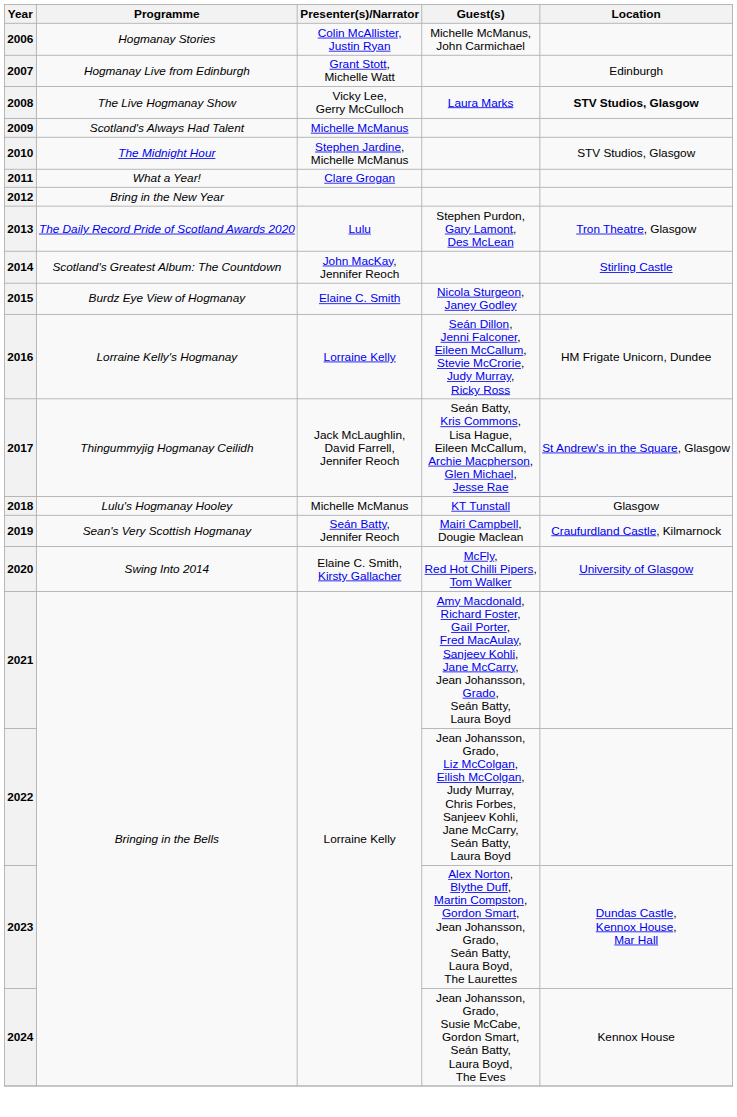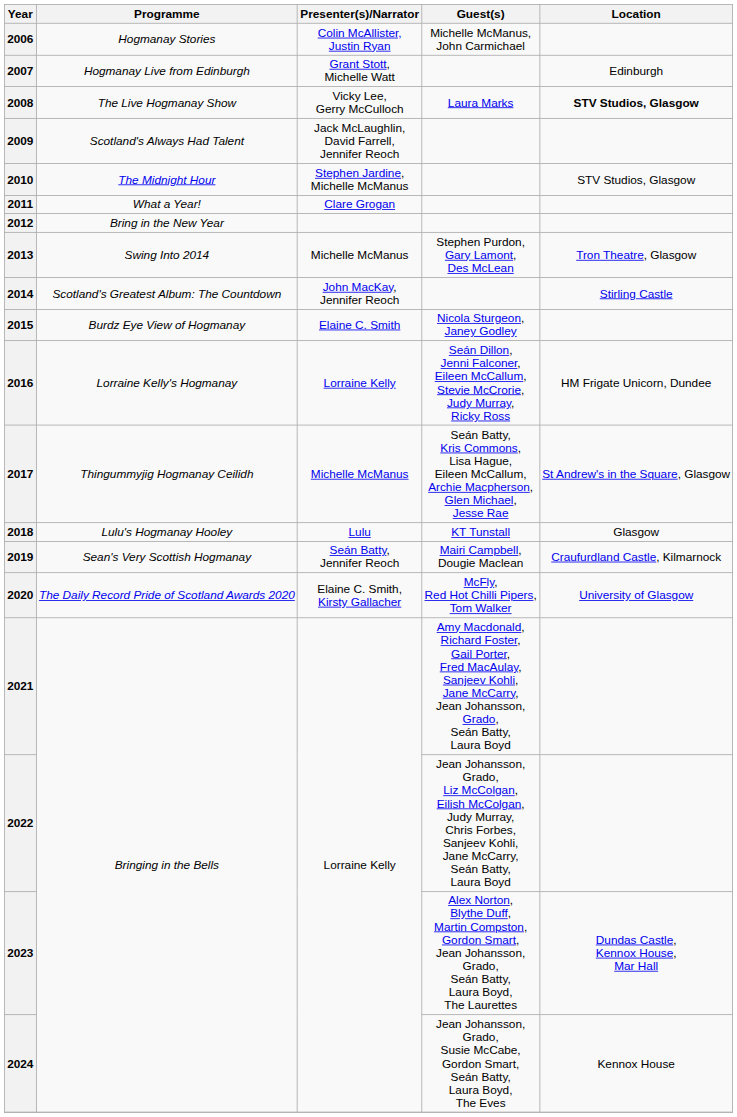(360, 128) Michelle McManus -> (360, 141) Jack McLaughlin, David Farrell, Jennifer Reoch
(167, 229) The Daily Record Pride of Scotland Awards 2020 -> (167, 255) Swing Into 2014
(360, 229) Lulu -> (360, 255) Michelle McManus
(360, 448) Jack McLaughlin, David Farrell, Jennifer Reoch -> (360, 474) Michelle McManus
(360, 506) Michelle McManus -> (360, 532) Lulu
(167, 569) Swing Into 2014 -> (167, 596) The Daily Record Pride of Scotland Awards 2020
